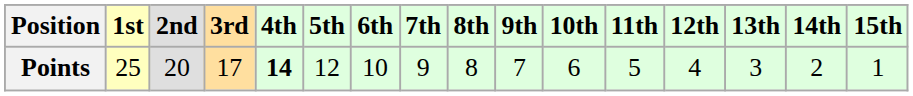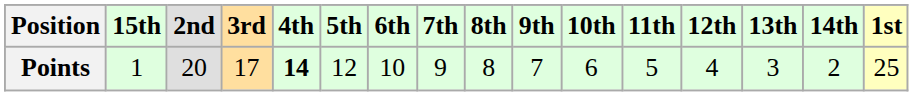columns swapped: (128, 25) <-> (878, 25)
